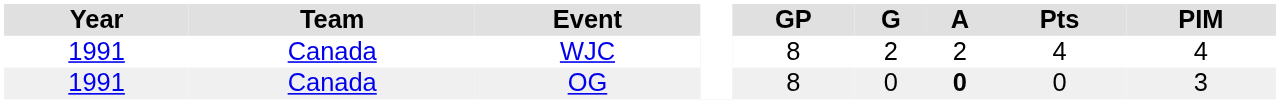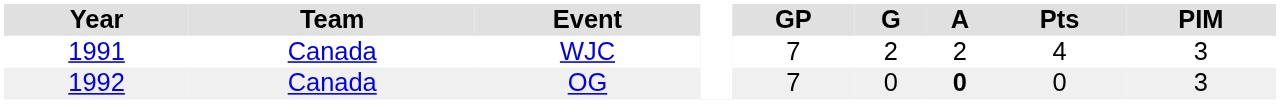(793, 51) 8 -> (793, 51) 7
(1201, 51) 4 -> (1201, 51) 3
(97, 83) 1991 -> (97, 83) 1992
(793, 83) 8 -> (793, 83) 7
